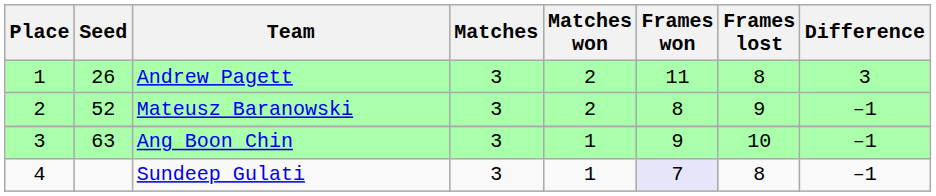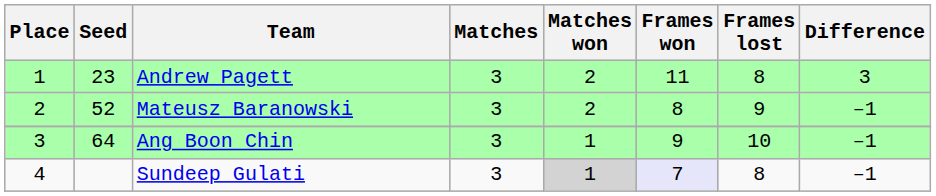(103, 77) 26 -> (103, 77) 23
(103, 142) 63 -> (103, 142) 64
(590, 175) no background -> (590, 175) lightgrey background
